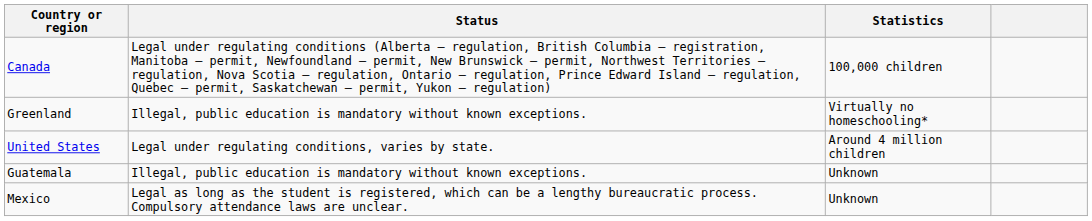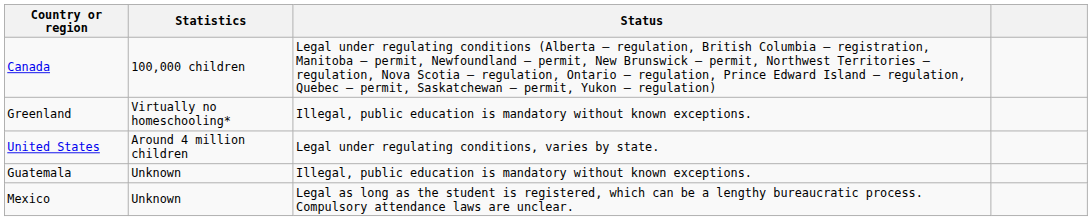columns swapped: (477, 21) <-> (908, 21)
